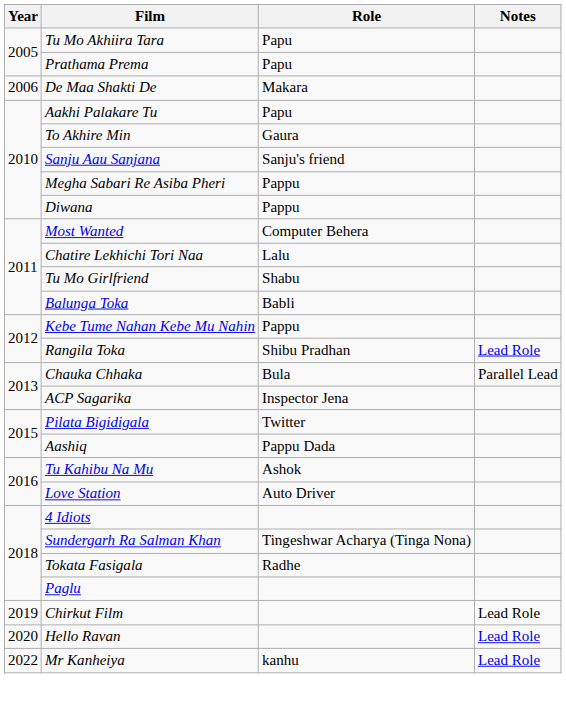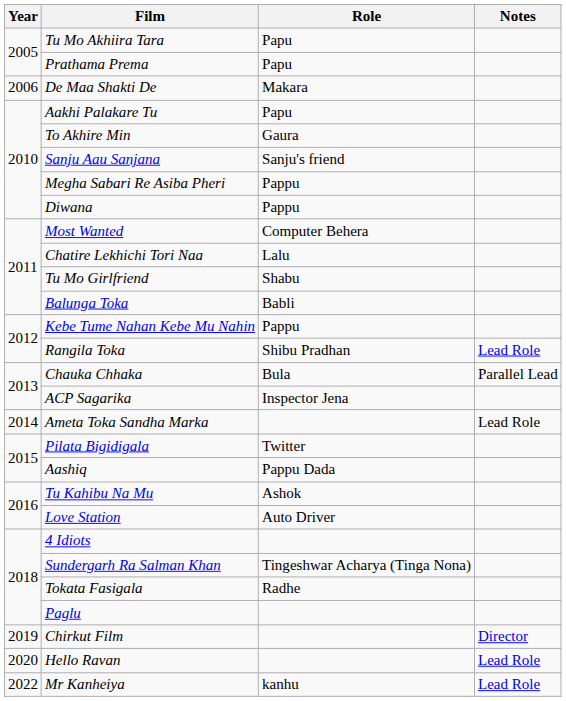+ row: (127, 421)
(509, 612) Lead Role -> (503, 636) Director
